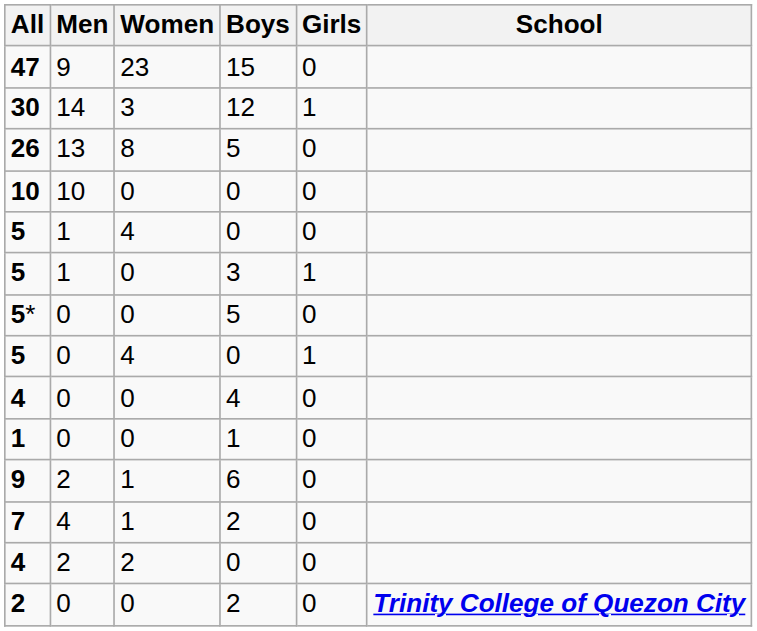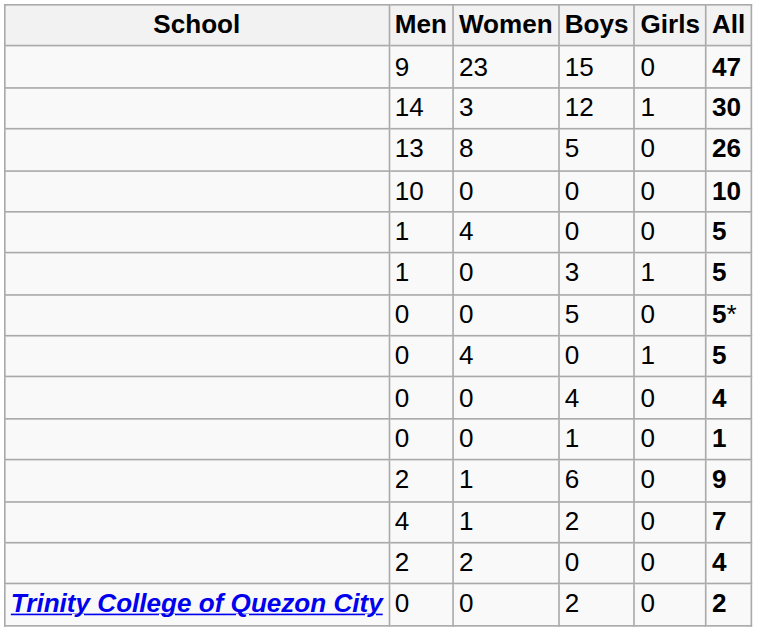columns swapped: (559, 25) <-> (27, 25)
